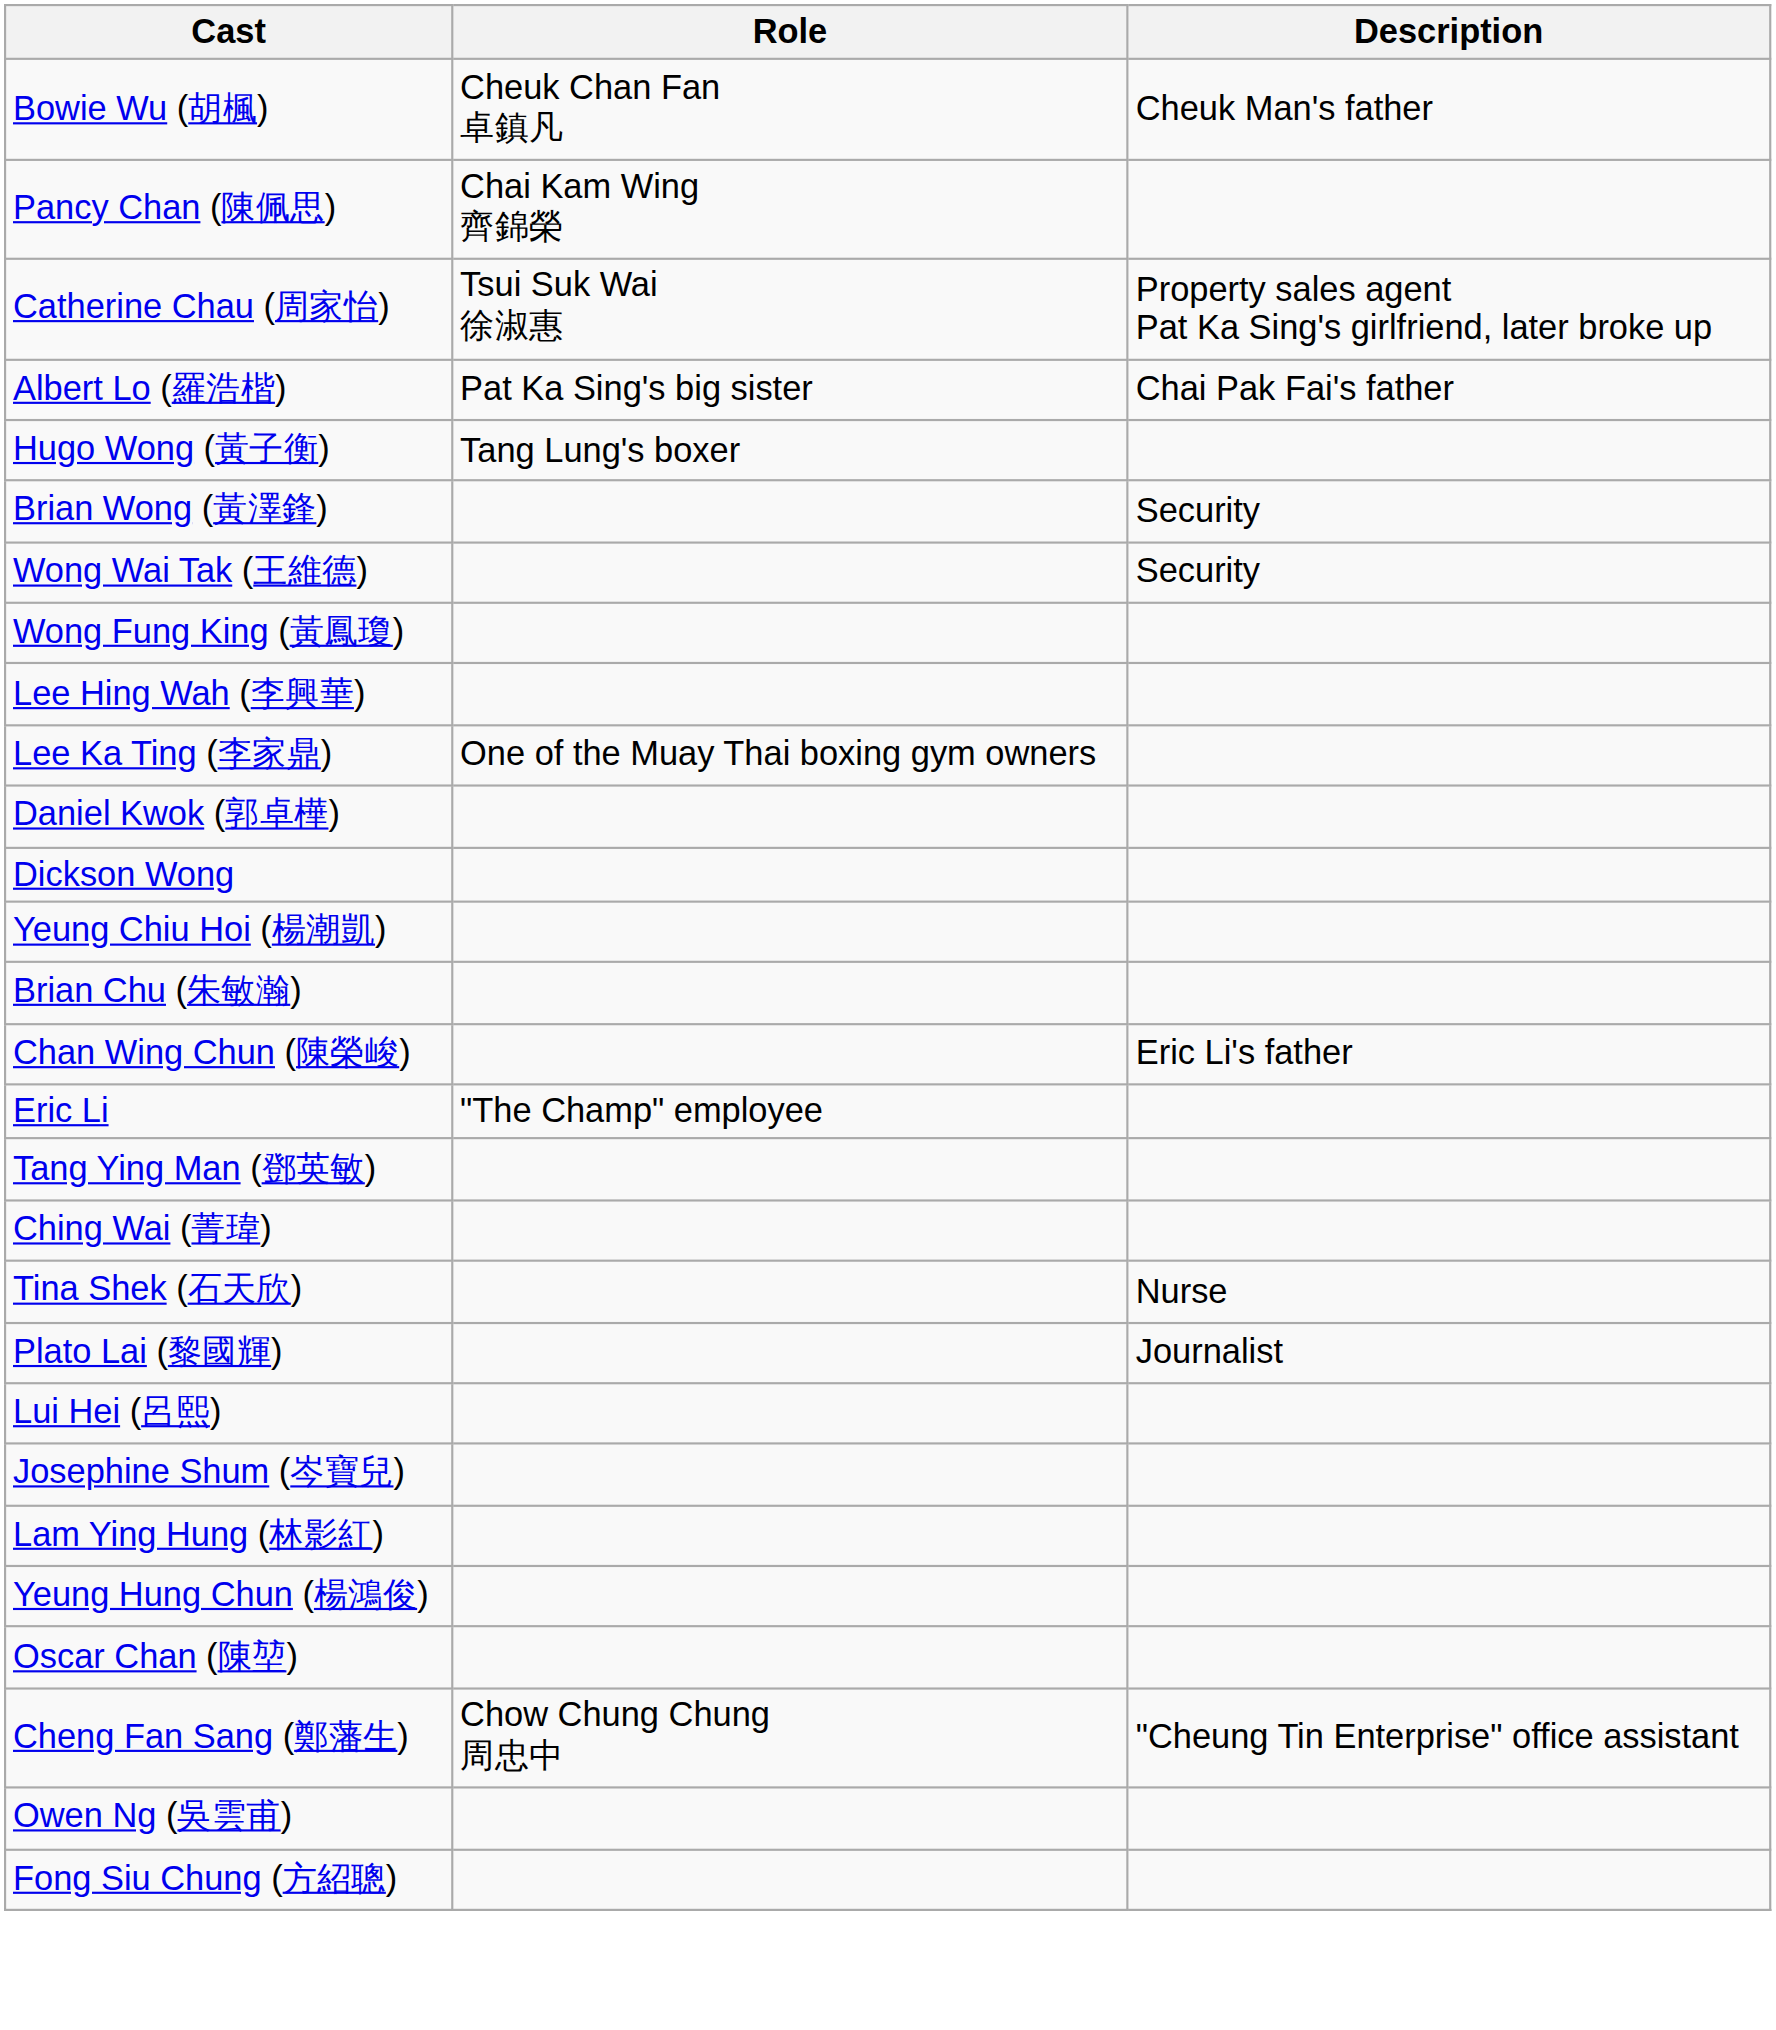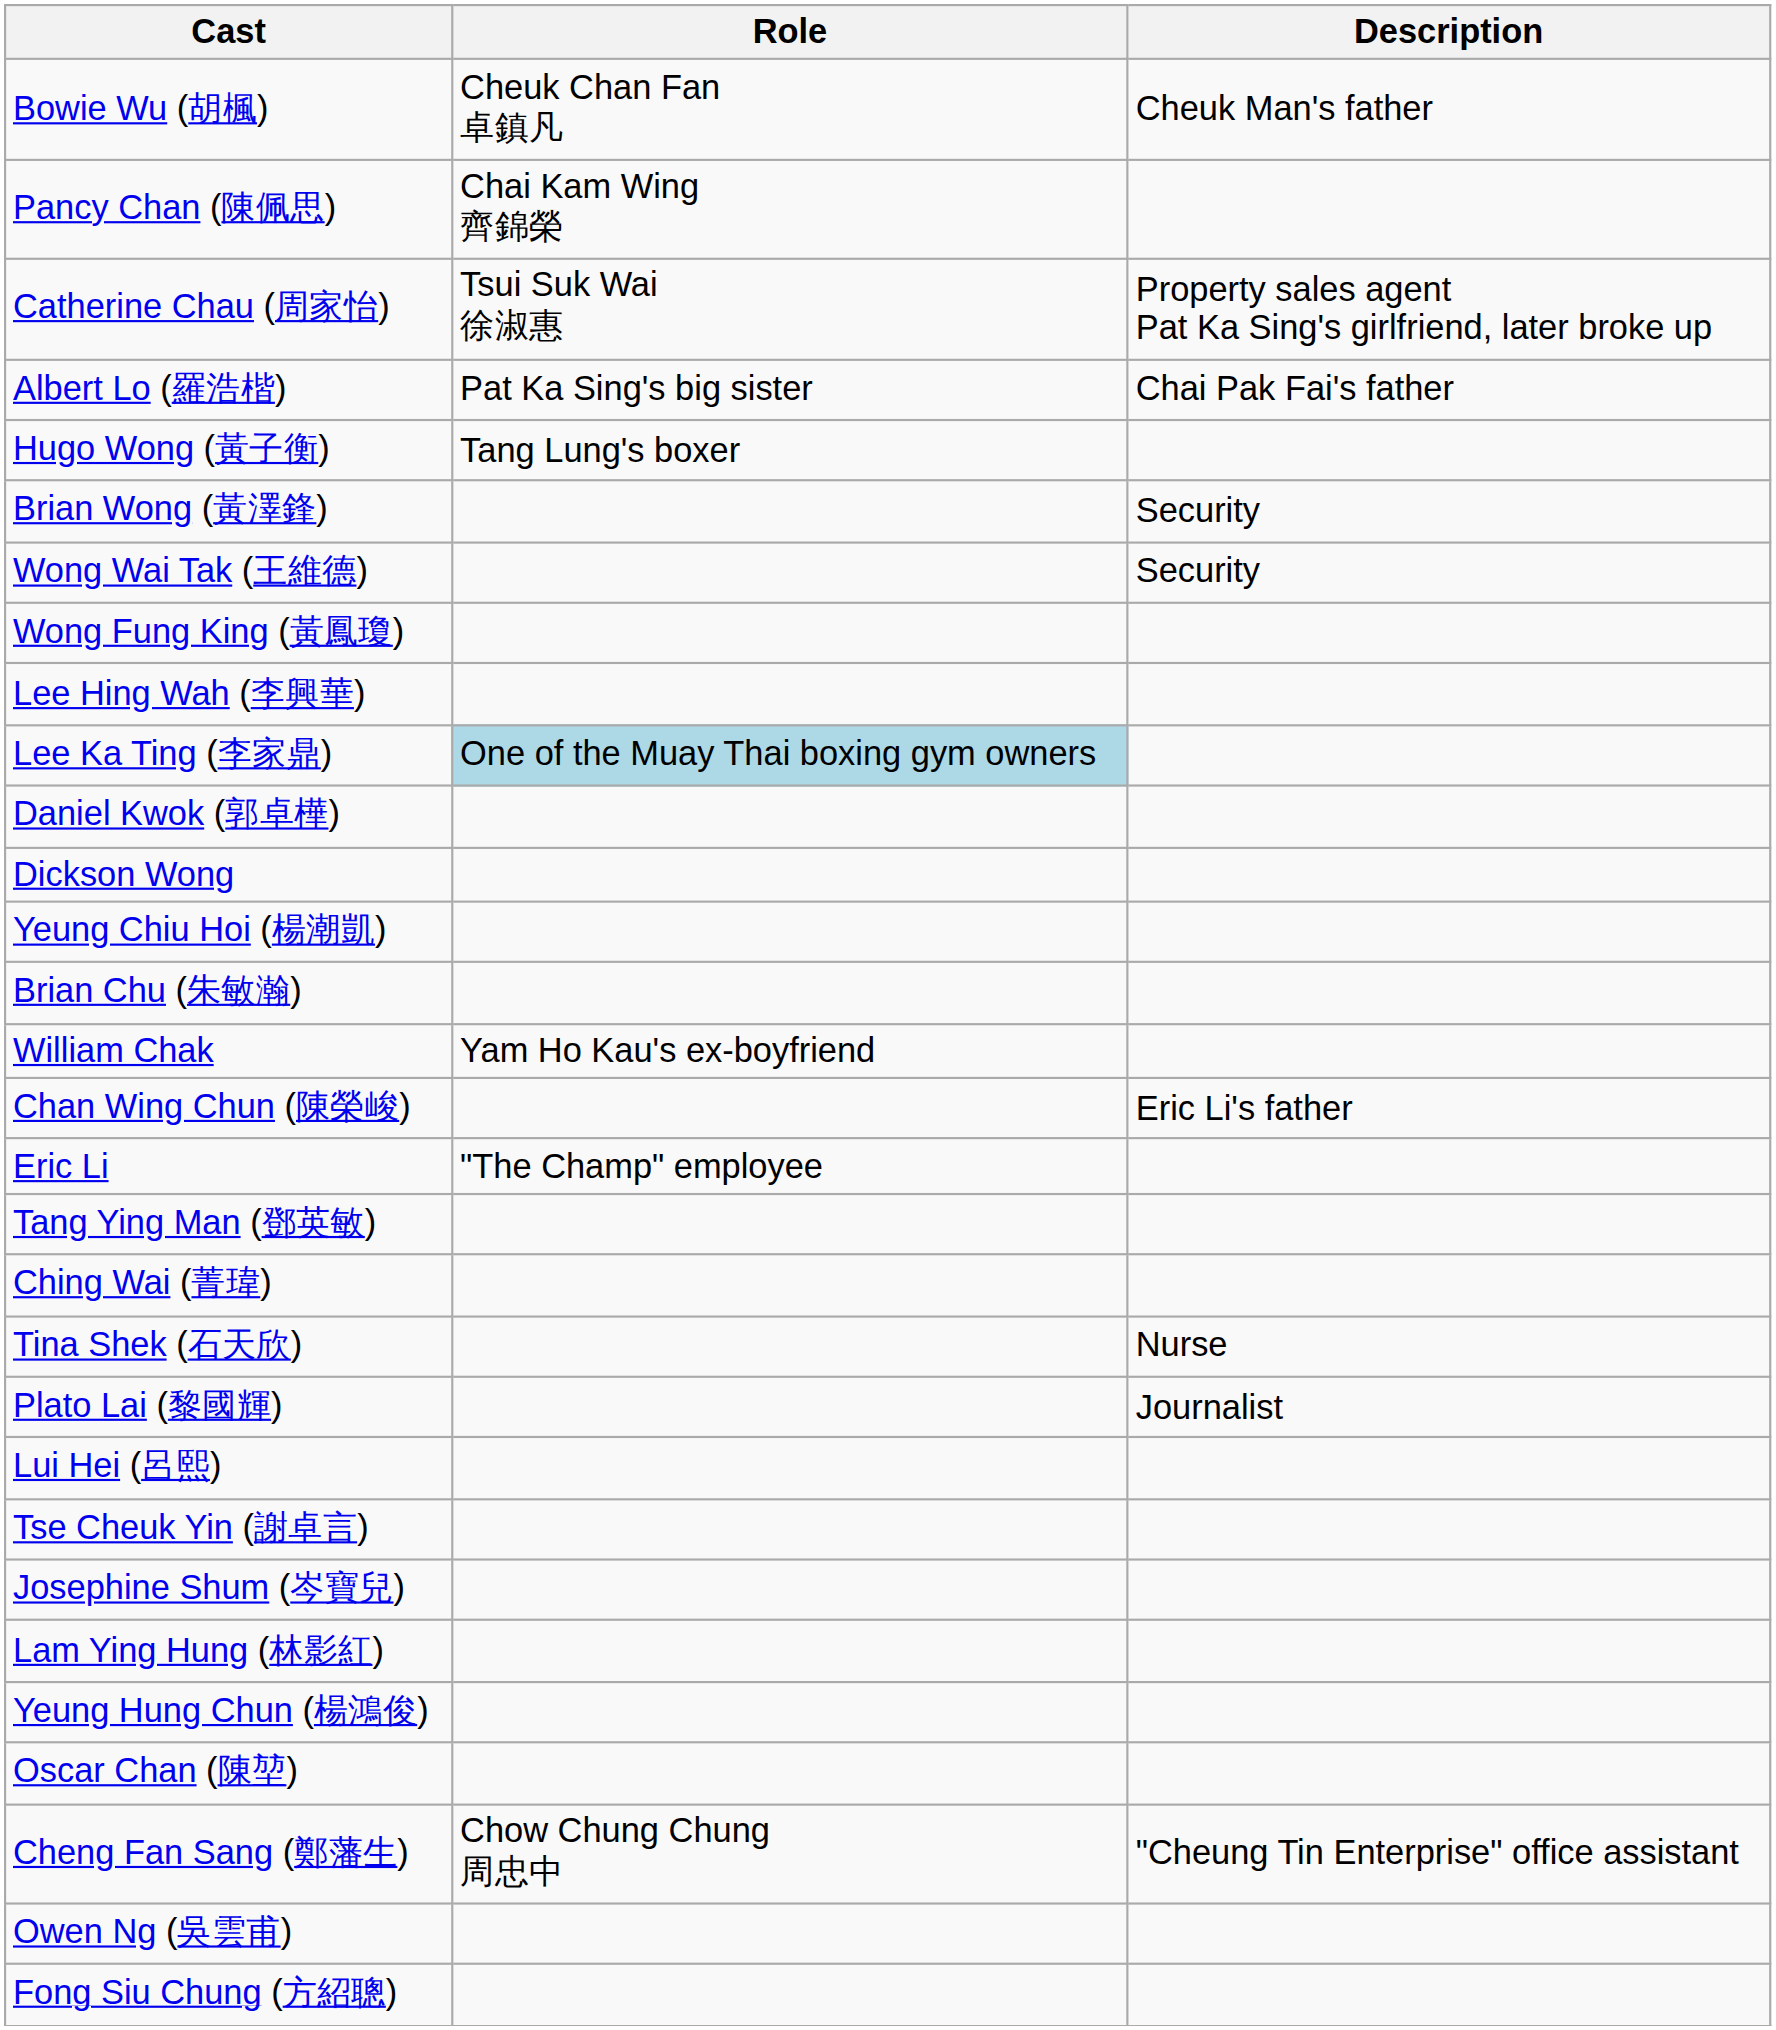(778, 754) no background -> (778, 754) lightblue background
+ row: (113, 1050)
+ row: (191, 1527)
